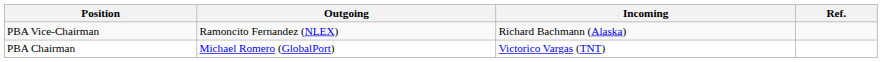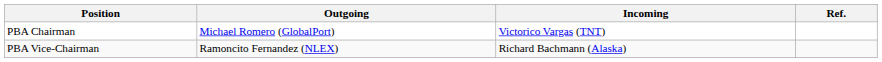rows swapped: (41, 48) <-> (53, 31)
